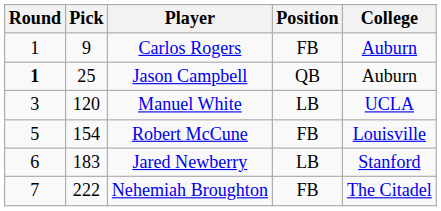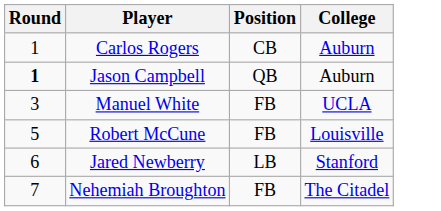- column: (86, 18)
(307, 47) FB -> (265, 47) CB
(307, 104) LB -> (265, 104) FB
